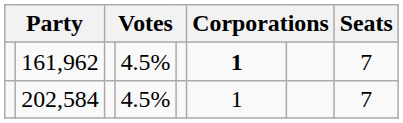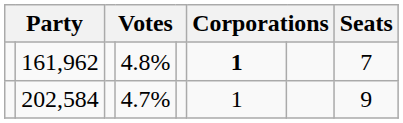(146, 61) 4.5% -> (146, 61) 4.8%
(146, 99) 4.5% -> (146, 99) 4.7%
(366, 99) 7 -> (366, 99) 9
